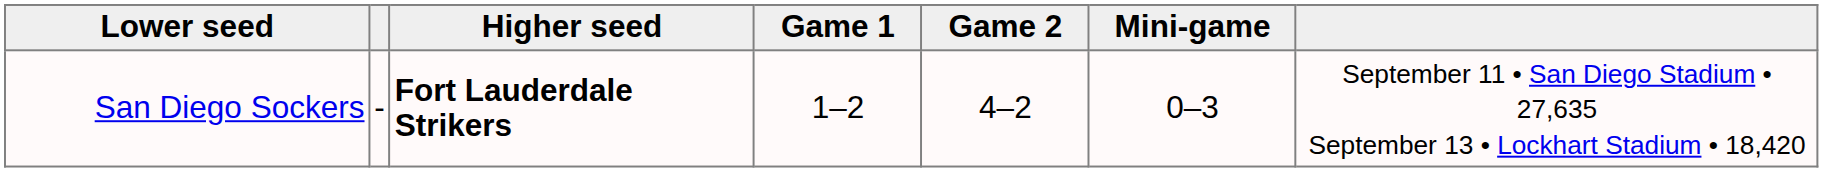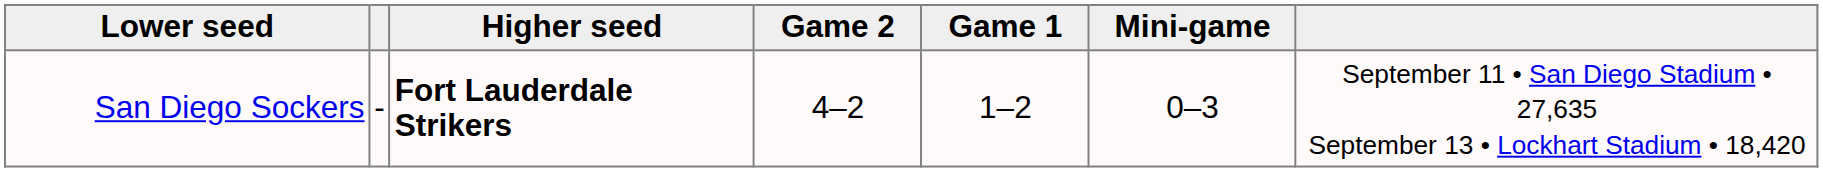columns swapped: (838, 27) <-> (1005, 27)
